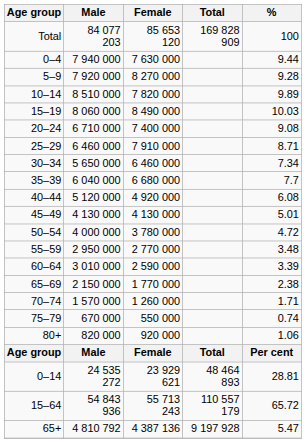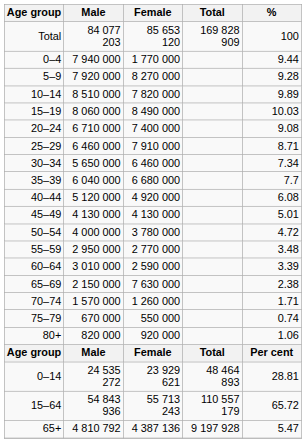(156, 59) 7 630 000 -> (156, 59) 1 770 000
(156, 284) 1 770 000 -> (156, 284) 7 630 000
